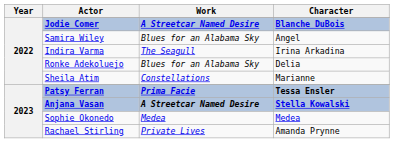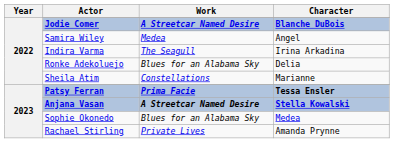(200, 38) Blues for an Alabama Sky -> (153, 38) Medea
(153, 118) Medea -> (200, 118) Blues for an Alabama Sky
